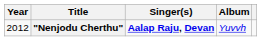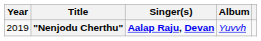(18, 28) 2012 -> (18, 28) 2019
